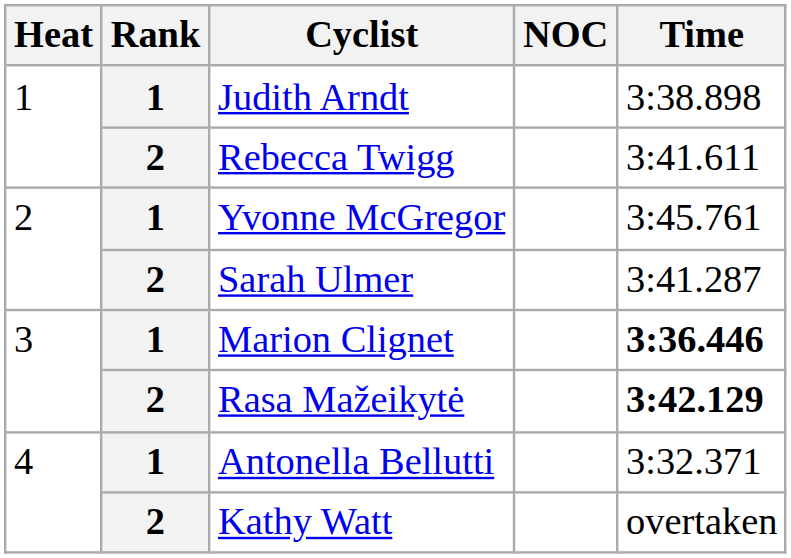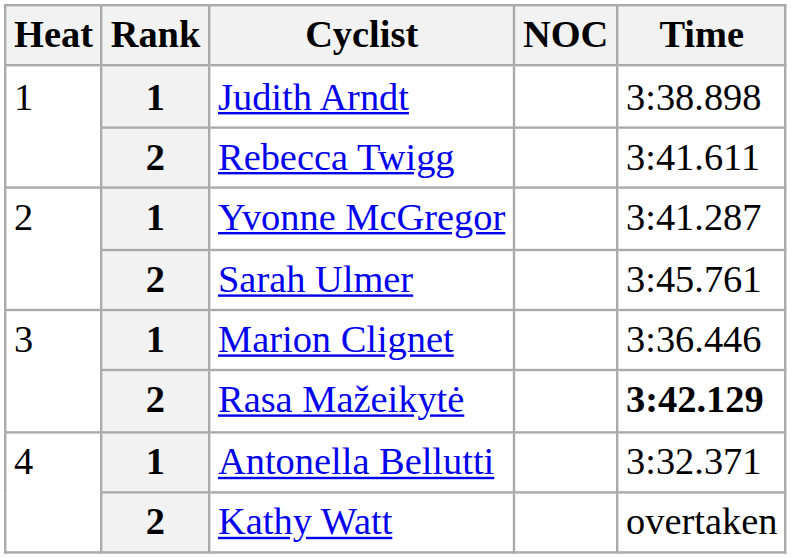(694, 217) 3:45.761 -> (694, 217) 3:41.287
(694, 278) 3:41.287 -> (694, 278) 3:45.761
(695, 339) bold -> (694, 339) normal
